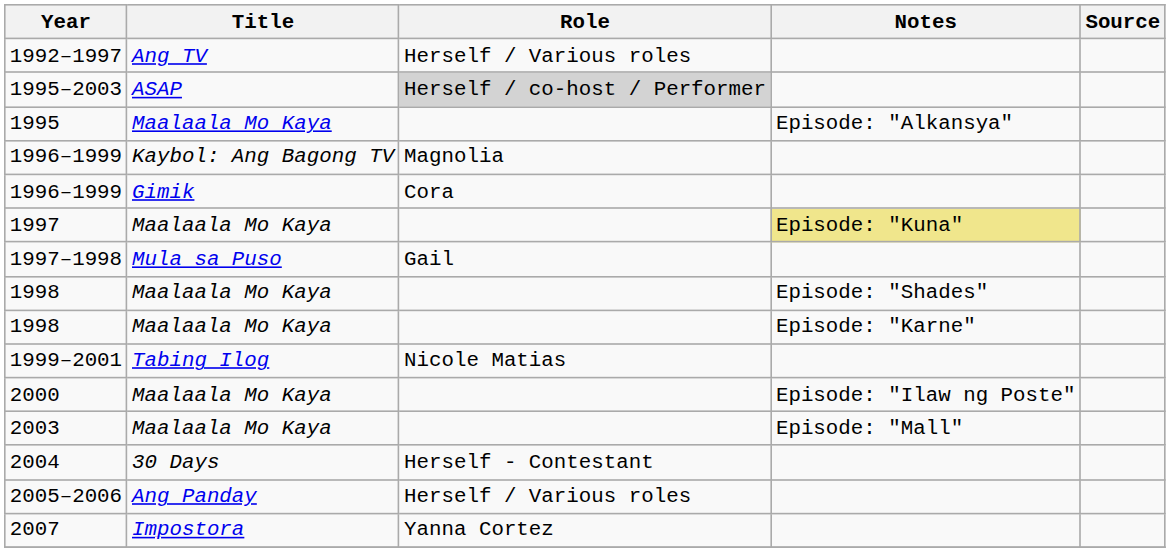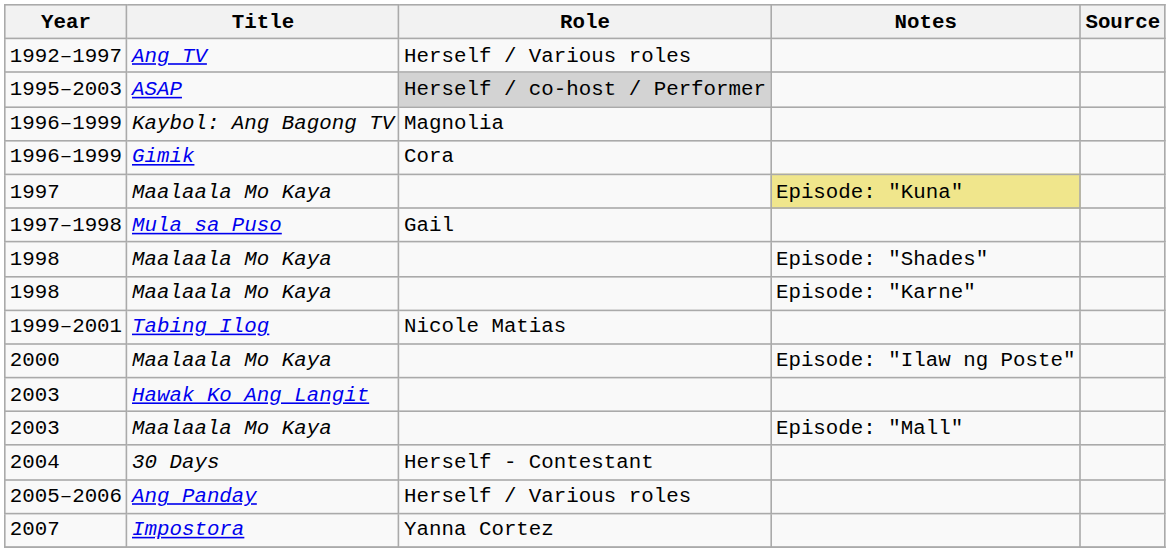- row: (35, 123)
+ row: (35, 395)
